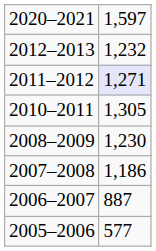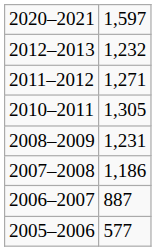(125, 79) lavender background -> (125, 79) no background
(125, 140) 1,230 -> (125, 140) 1,231
